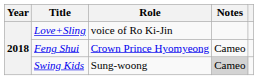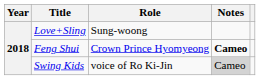(132, 30) voice of Ro Ki-Jin -> (119, 30) Sung-woong
(230, 48) normal -> (231, 48) bold
(119, 65) Sung-woong -> (132, 65) voice of Ro Ki-Jin
